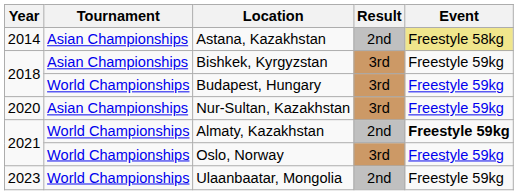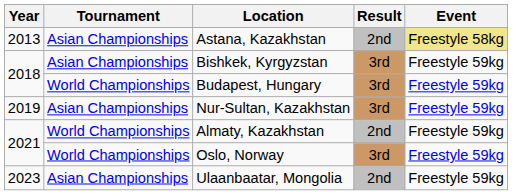(24, 39) 2014 -> (24, 39) 2013
(24, 109) 2020 -> (24, 109) 2019
(459, 132) bold -> (456, 132) normal
(118, 178) World Championships -> (118, 178) Asian Championships
